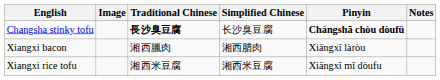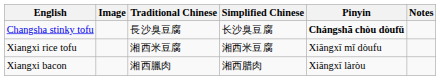(156, 29) bold -> (156, 29) normal
rows swapped: (37, 47) <-> (42, 66)
